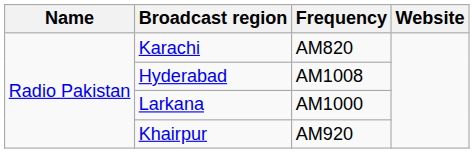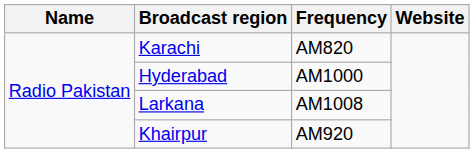(329, 76) AM1008 -> (329, 76) AM1000
(329, 104) AM1000 -> (329, 104) AM1008
